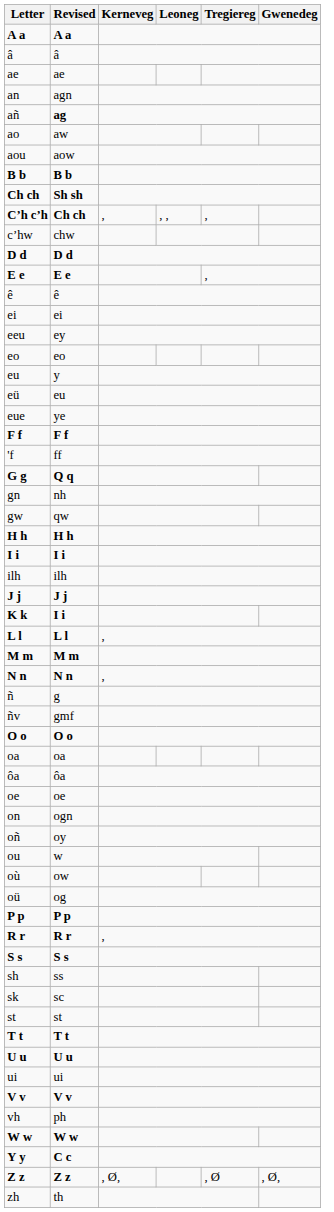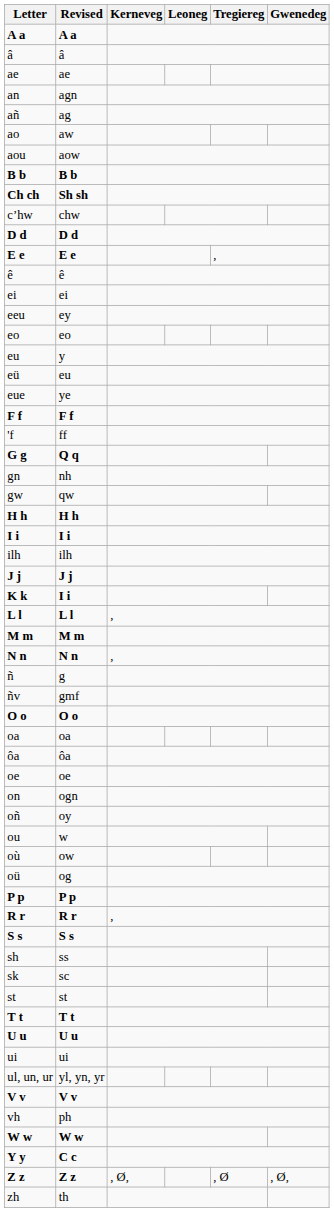(60, 114) bold -> (65, 114) normal
- row: (27, 214)
+ row: (30, 1076)
